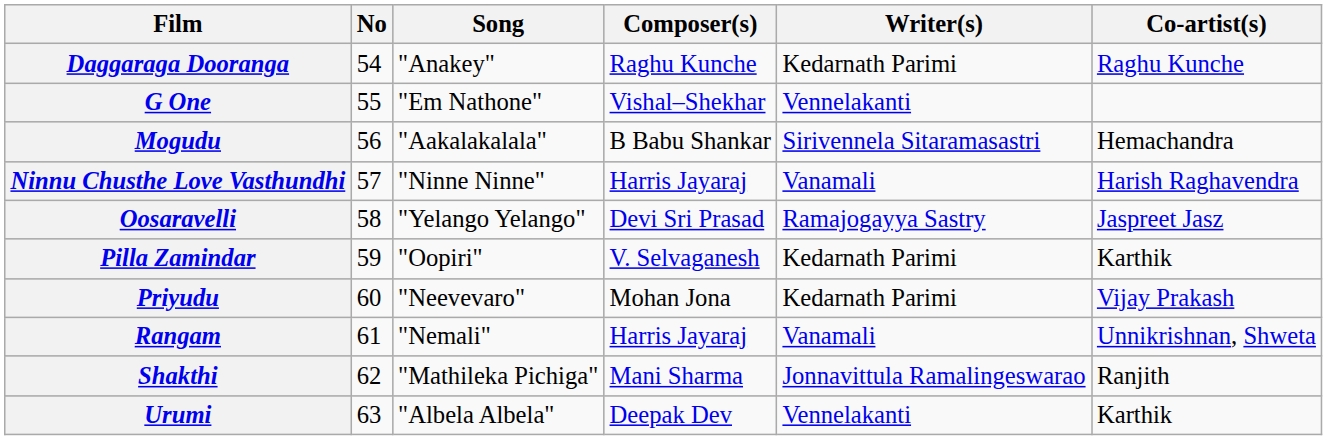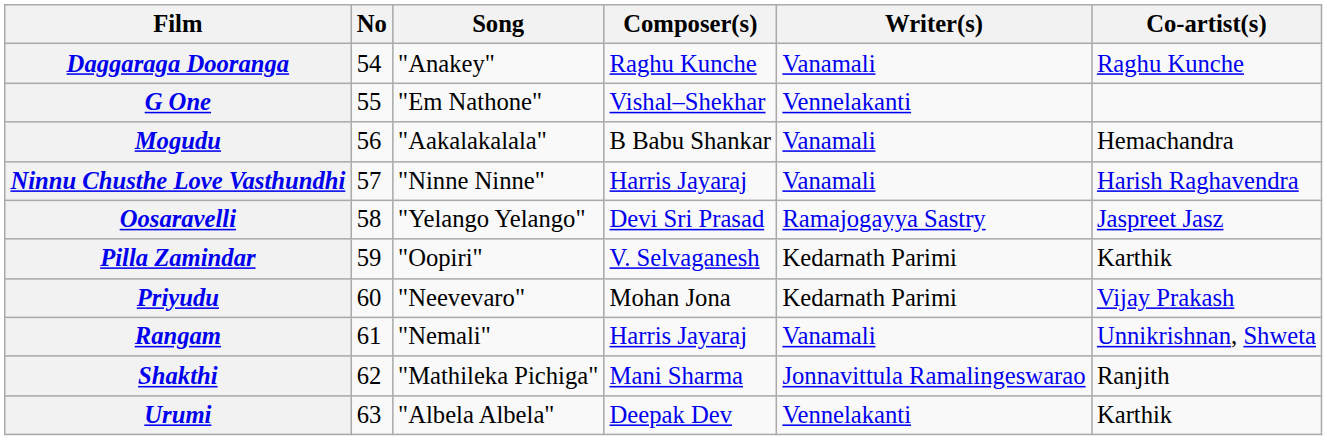(870, 63) Kedarnath Parimi -> (829, 63) Vanamali
(911, 141) Sirivennela Sitaramasastri -> (829, 141) Vanamali
